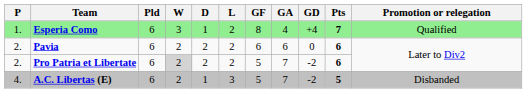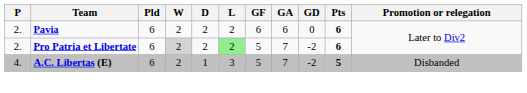- row: (66, 29)
(232, 63) no background -> (232, 46) lightgreen background
